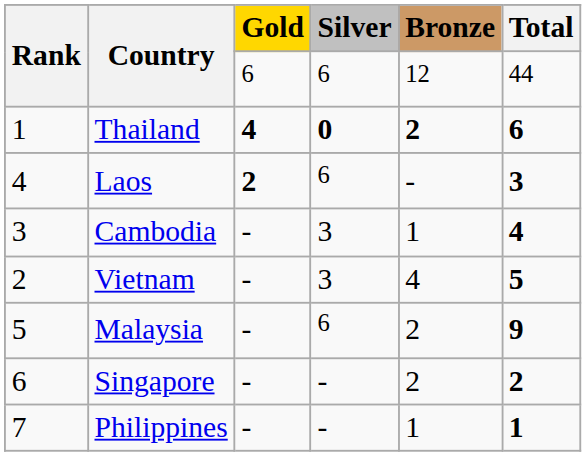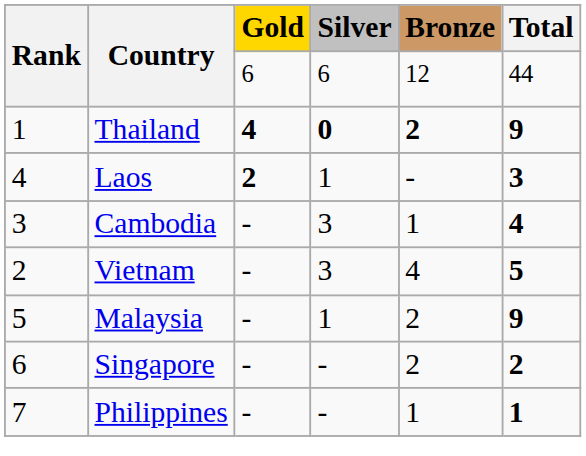(516, 129) 6 -> (516, 129) 9
(324, 174) 6 -> (325, 176) 1
(324, 323) 6 -> (325, 317) 1
